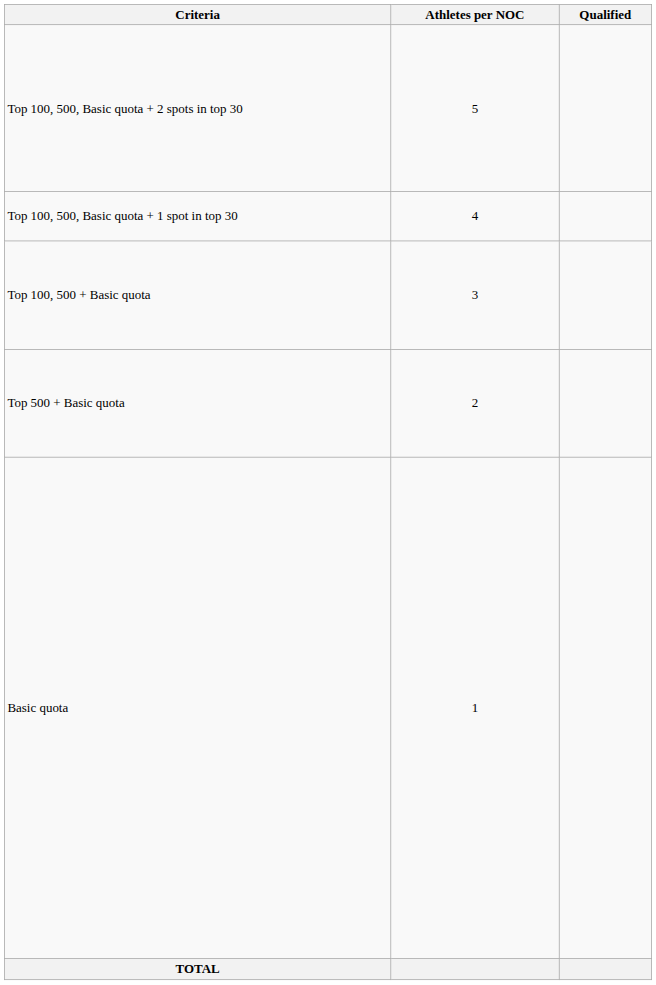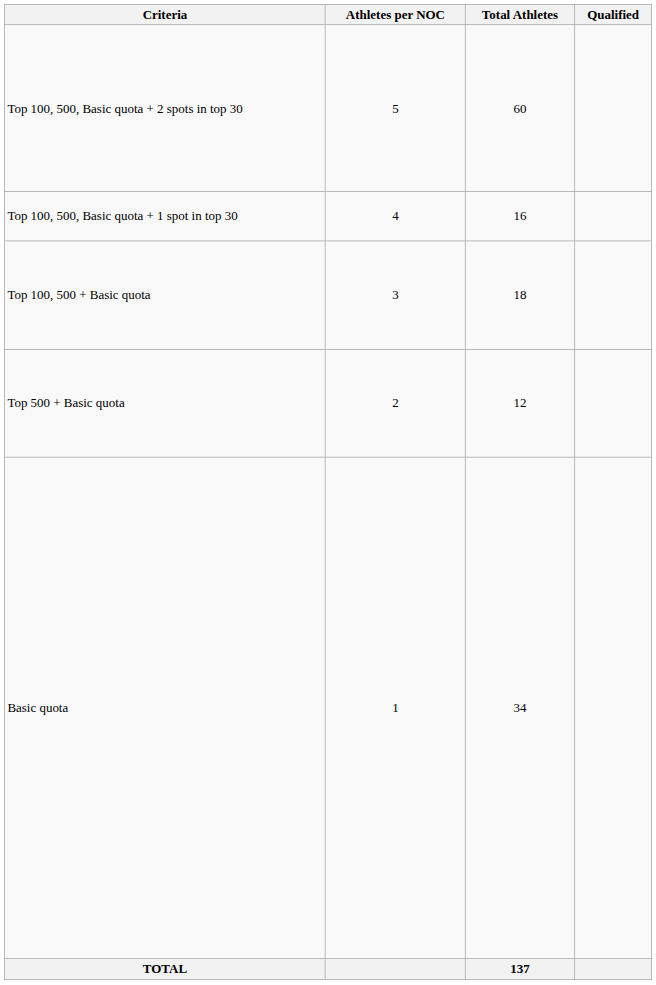+ column: (520, 14)
